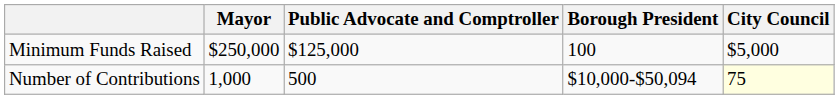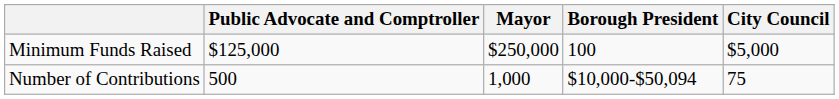columns swapped: (244, 19) <-> (423, 19)
(737, 79) lightyellow background -> (737, 79) no background
